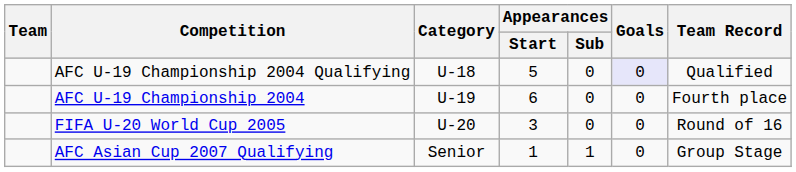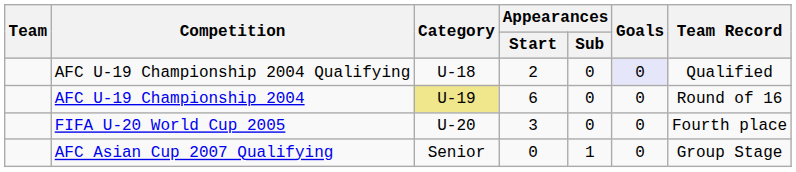(533, 72) 5 -> (533, 72) 2
(456, 99) no background -> (456, 99) khaki background
(730, 99) Fourth place -> (730, 99) Round of 16
(730, 126) Round of 16 -> (730, 126) Fourth place
(533, 152) 1 -> (533, 152) 0
